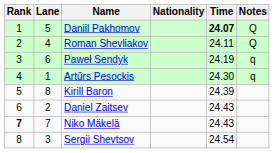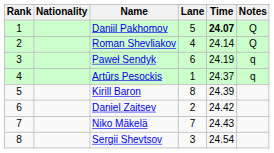columns swapped: (48, 12) <-> (179, 12)
(222, 44) 24.11 -> (222, 44) 24.14
(222, 76) 24.30 -> (222, 76) 24.37
(222, 108) 24.43 -> (222, 108) 24.42
(19, 124) bold -> (19, 124) normal
